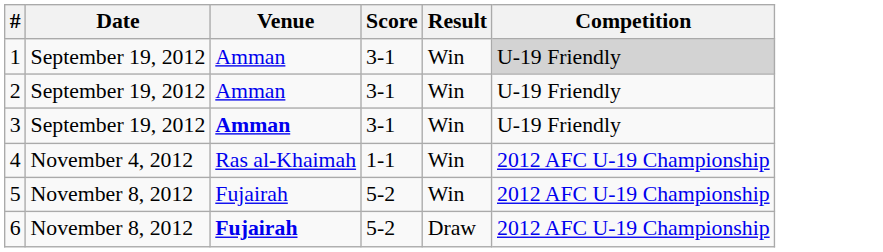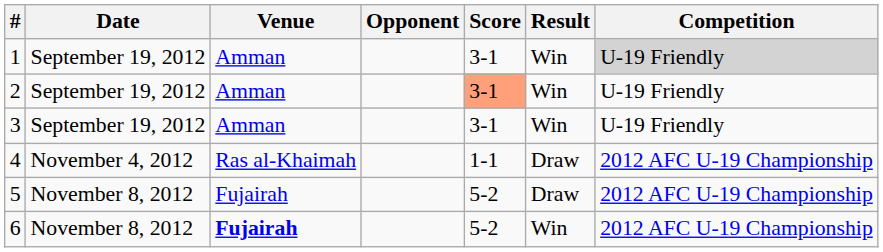+ column: (413, 21)
(381, 90) no background -> (484, 90) lightsalmon background
(253, 125) bold -> (250, 125) normal
(446, 159) Win -> (555, 159) Draw
(446, 194) Win -> (555, 194) Draw
(452, 228) Draw -> (549, 228) Win
